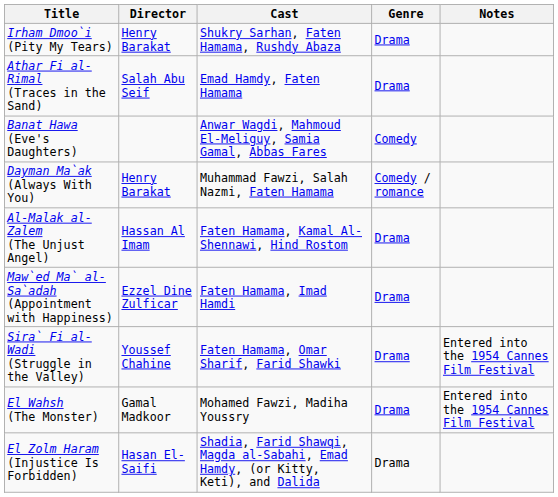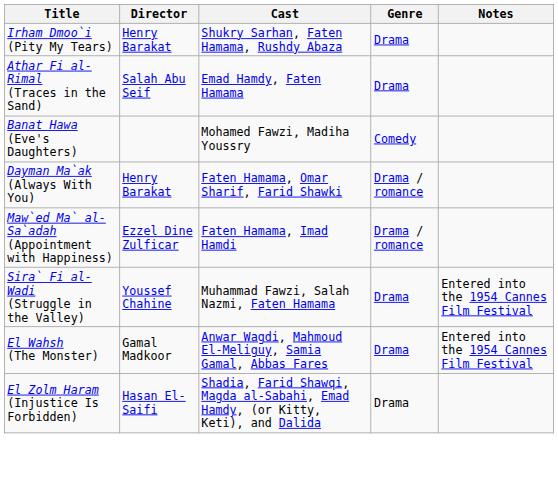(270, 139) Anwar Wagdi, Mahmoud El-Meliguy, Samia Gamal, Abbas Fares -> (275, 139) Mohamed Fawzi, Madiha Youssry
(274, 185) Muhammad Fawzi, Salah Nazmi, Faten Hamama -> (272, 185) Faten Hamama, Omar Sharif, Farid Shawki
(403, 185) Comedy / romance -> (399, 185) Drama / romance
- row: (49, 238)
(392, 297) Drama -> (399, 238) Drama / romance
(270, 357) Faten Hamama, Omar Sharif, Farid Shawki -> (275, 297) Muhammad Fawzi, Salah Nazmi, Faten Hamama
(274, 410) Mohamed Fawzi, Madiha Youssry -> (272, 350) Anwar Wagdi, Mahmoud El-Meliguy, Samia Gamal, Abbas Fares
